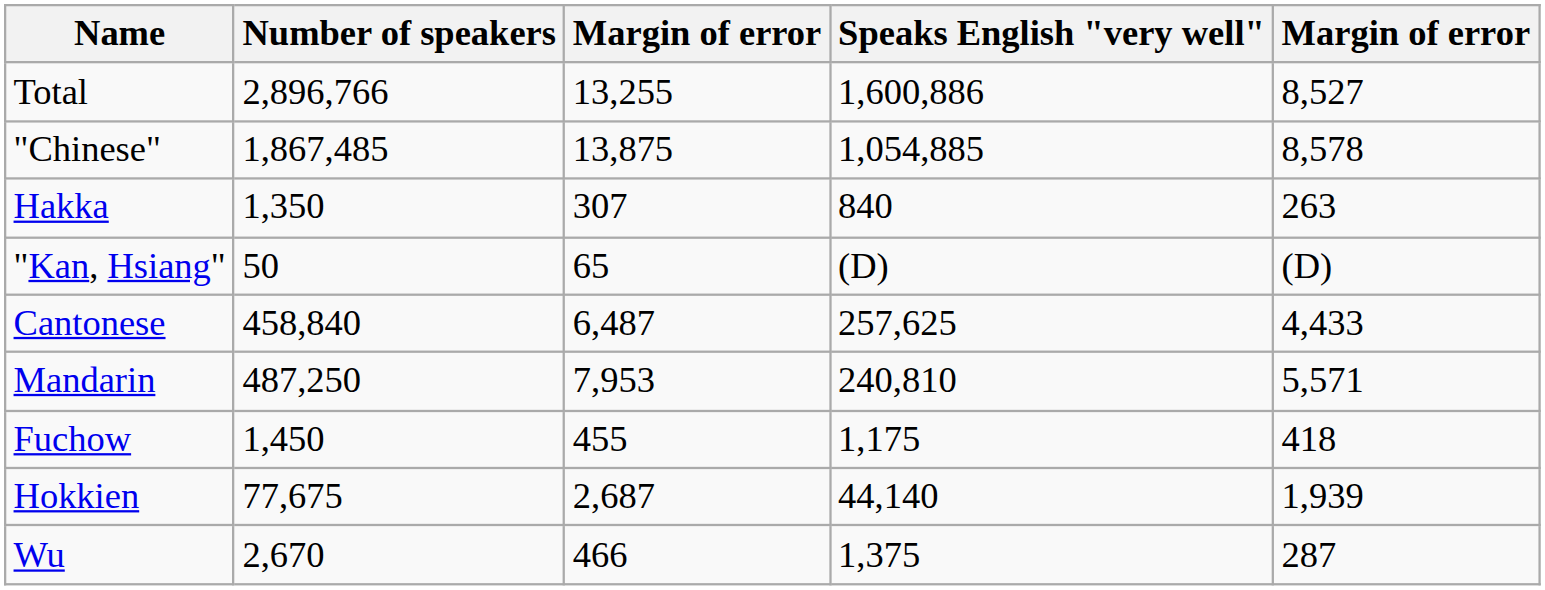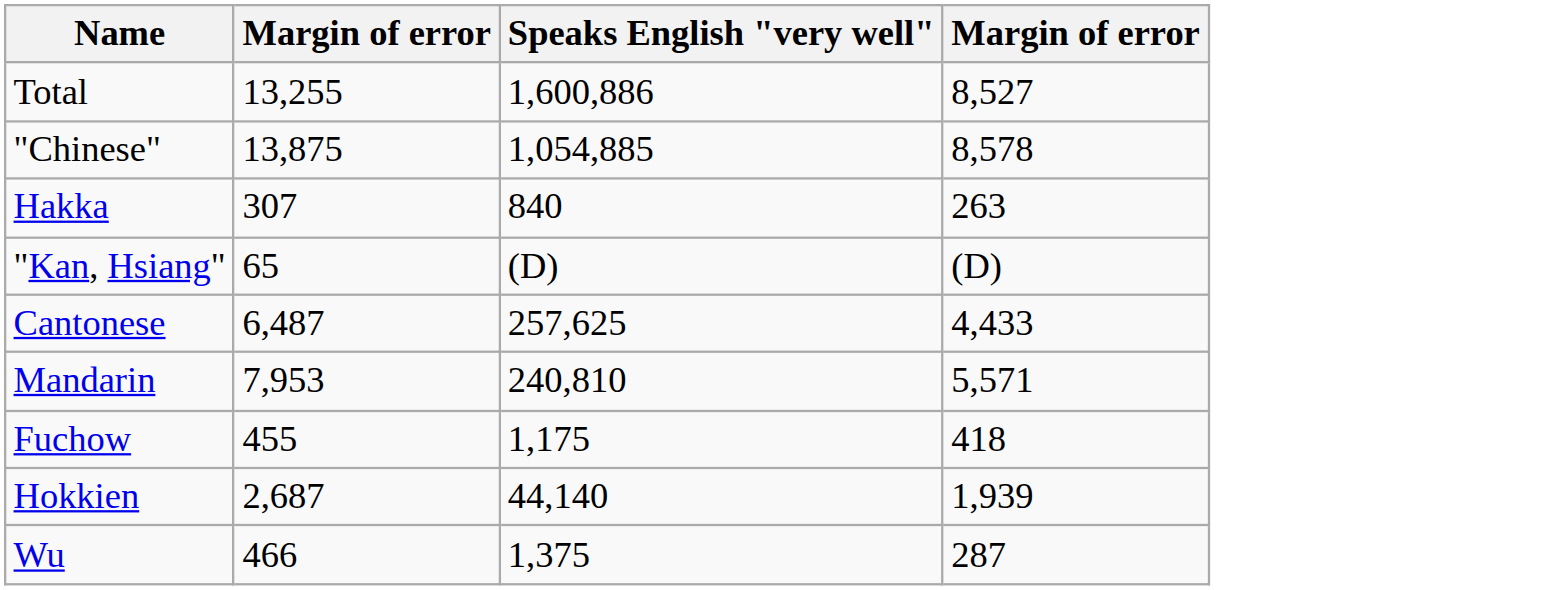- column: (399, 33)
